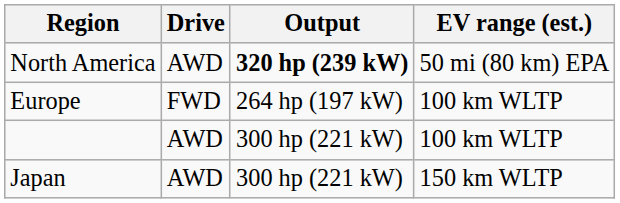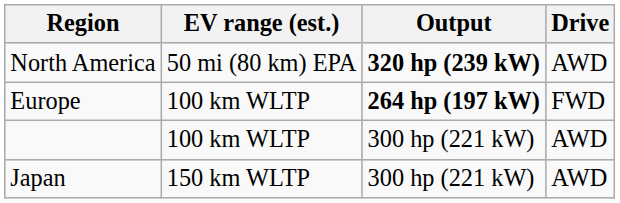columns swapped: (196, 23) <-> (514, 23)
(319, 100) normal -> (454, 100) bold
